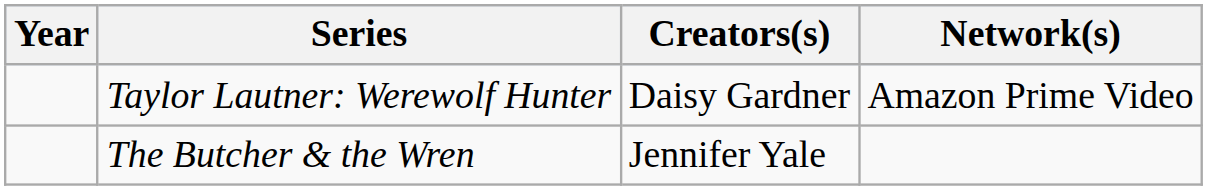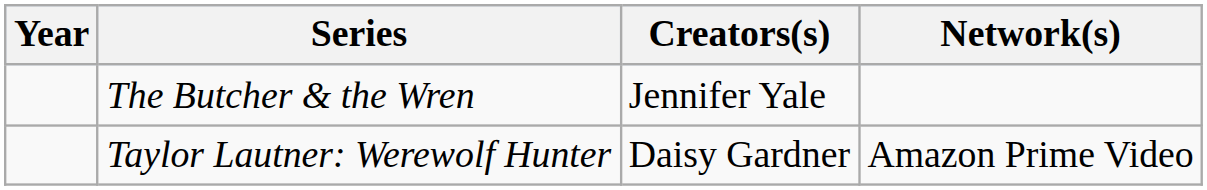rows swapped: (291, 154) <-> (359, 94)
